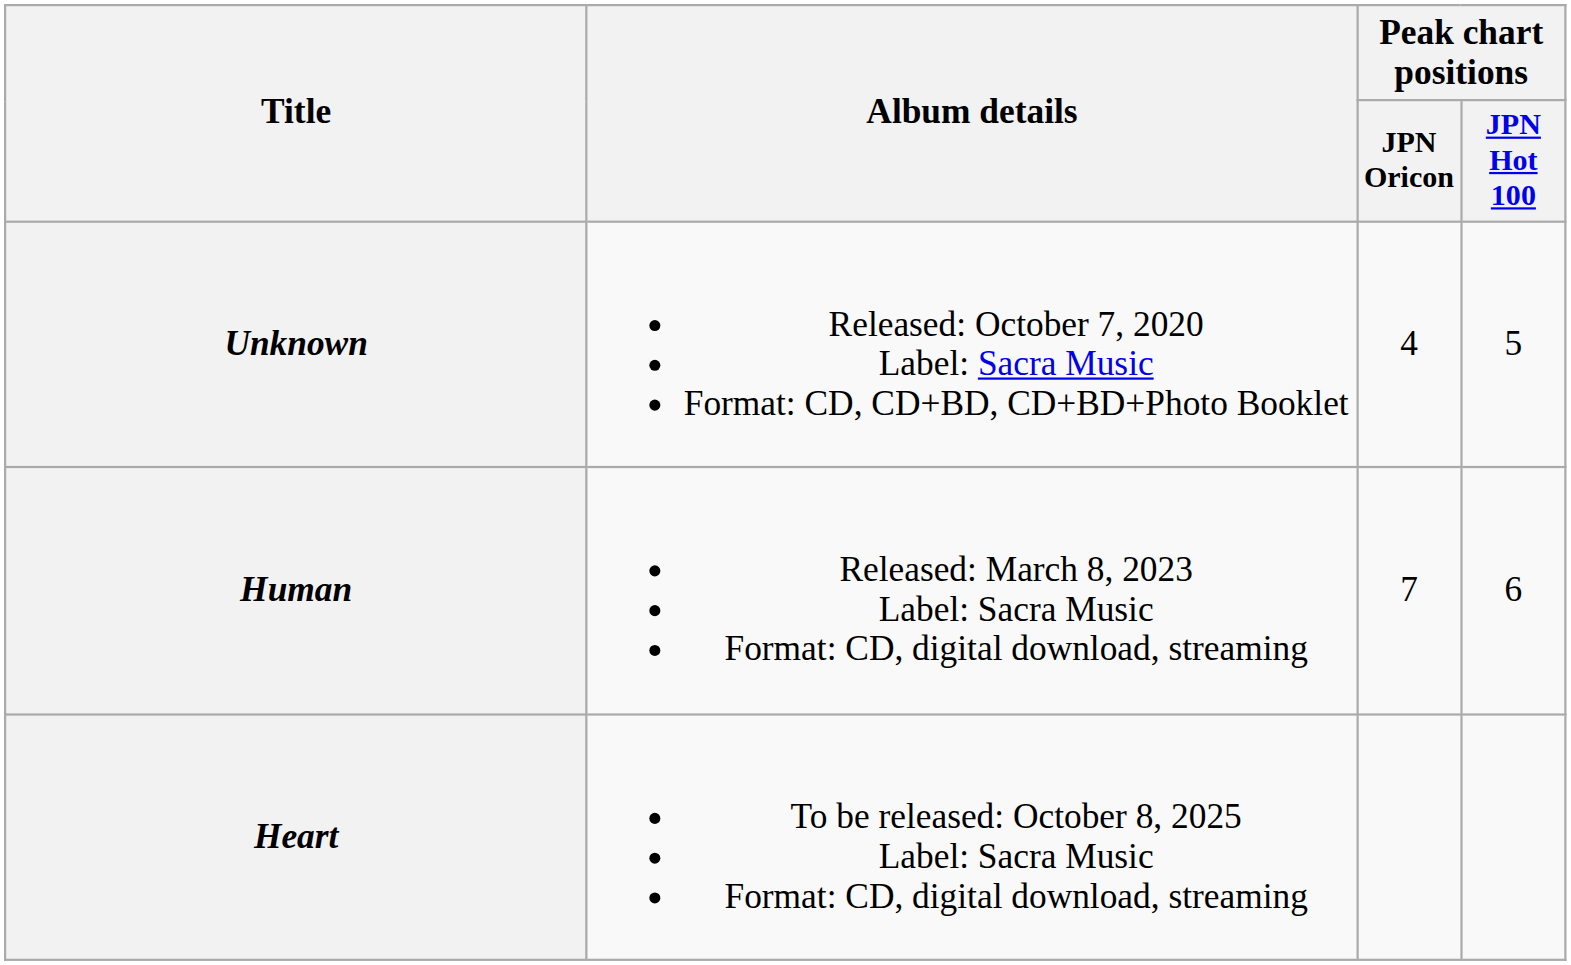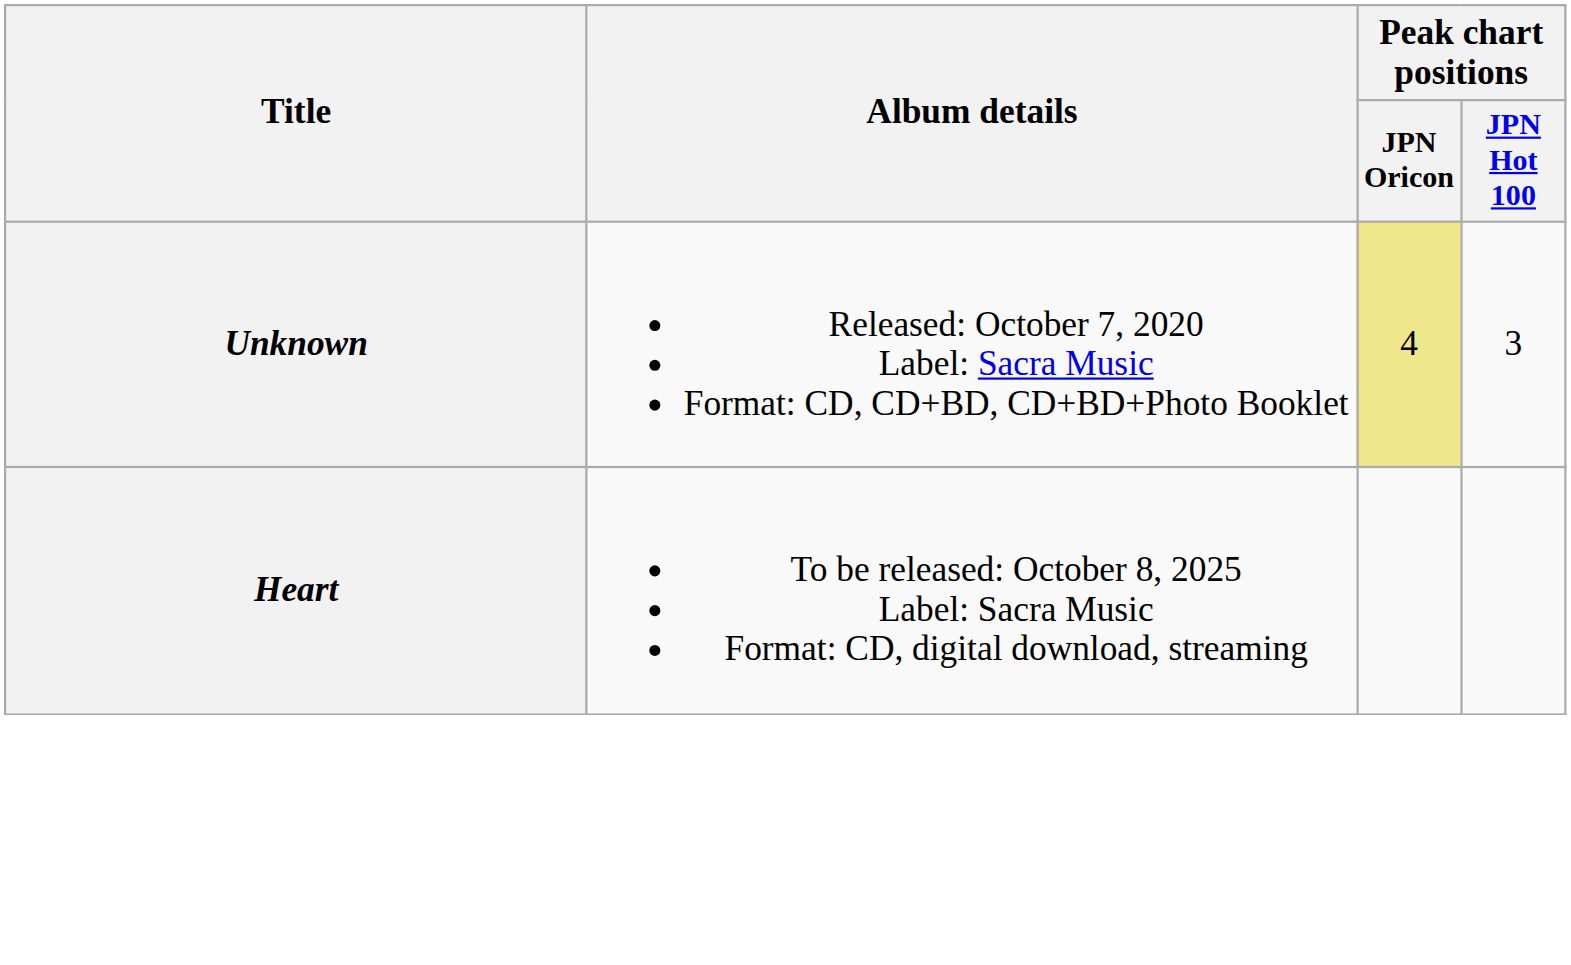(1409, 343) no background -> (1409, 343) khaki background
(1513, 343) 5 -> (1513, 343) 3
- row: (296, 589)
